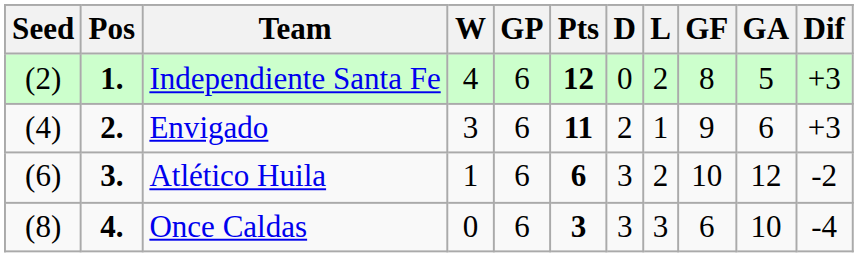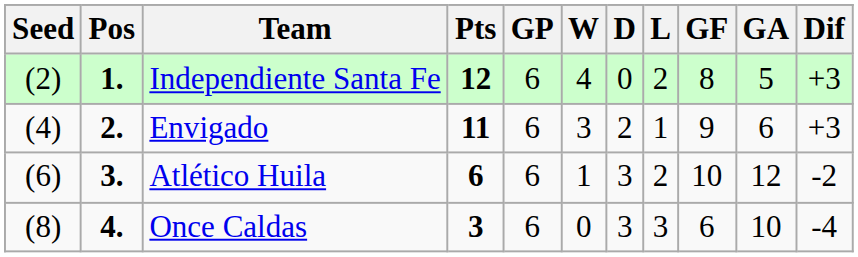columns swapped: (578, 29) <-> (471, 29)
